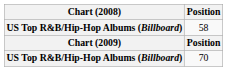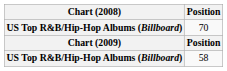rows swapped: (204, 27) <-> (204, 58)
